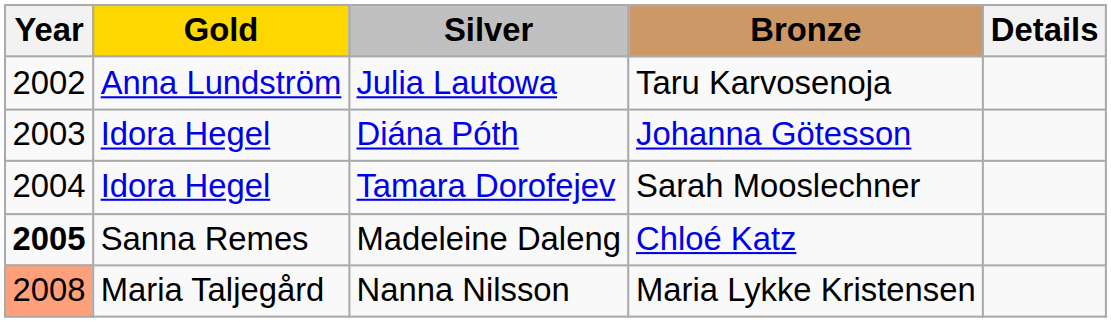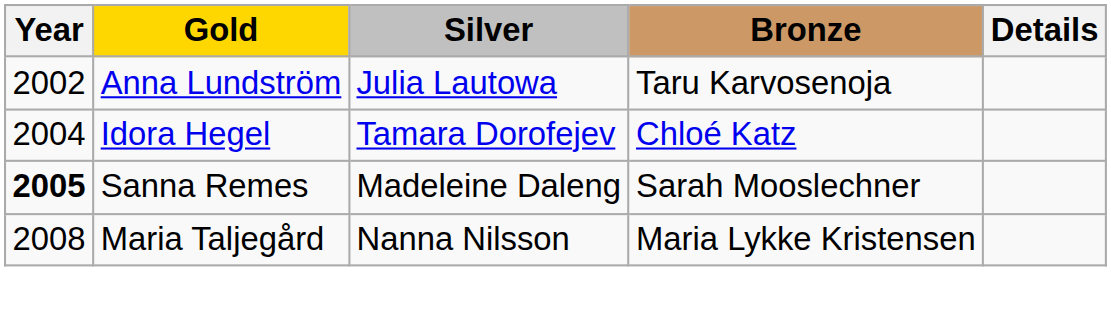- row: (438, 134)
(778, 186) Sarah Mooslechner -> (716, 134) Chloé Katz
(716, 238) Chloé Katz -> (778, 186) Sarah Mooslechner
(49, 290) lightsalmon background -> (49, 238) no background
